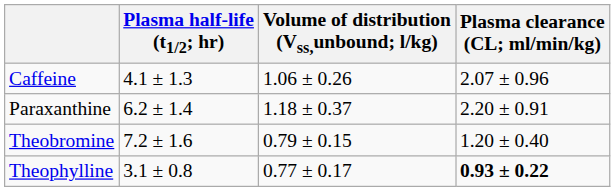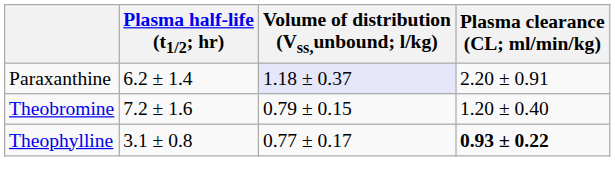- row: (43, 78)
(307, 108) no background -> (307, 78) lavender background
